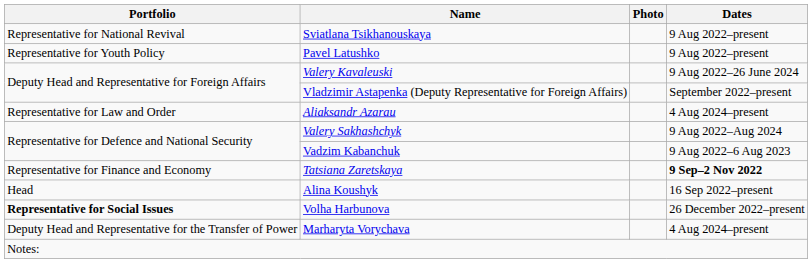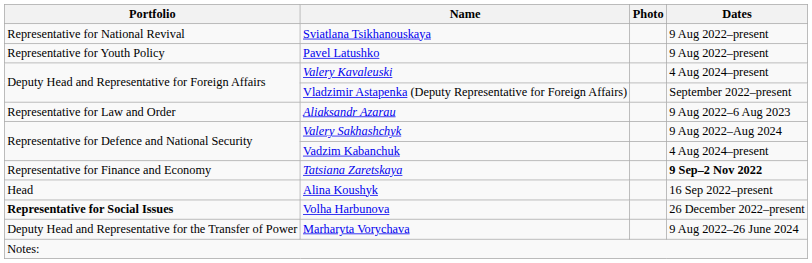(734, 72) 9 Aug 2022–26 June 2024 -> (719, 72) 4 Aug 2024–present
(719, 111) 4 Aug 2024–present -> (730, 111) 9 Aug 2022–6 Aug 2023
(730, 151) 9 Aug 2022–6 Aug 2023 -> (719, 151) 4 Aug 2024–present
(719, 229) 4 Aug 2024–present -> (734, 229) 9 Aug 2022–26 June 2024
